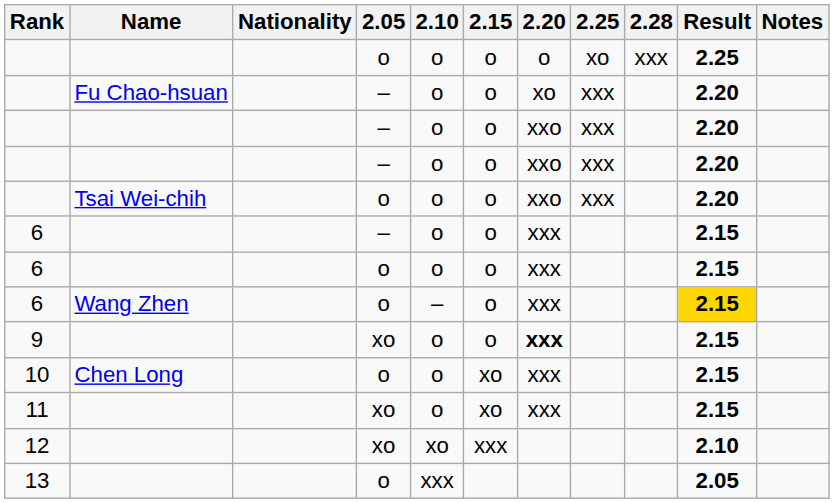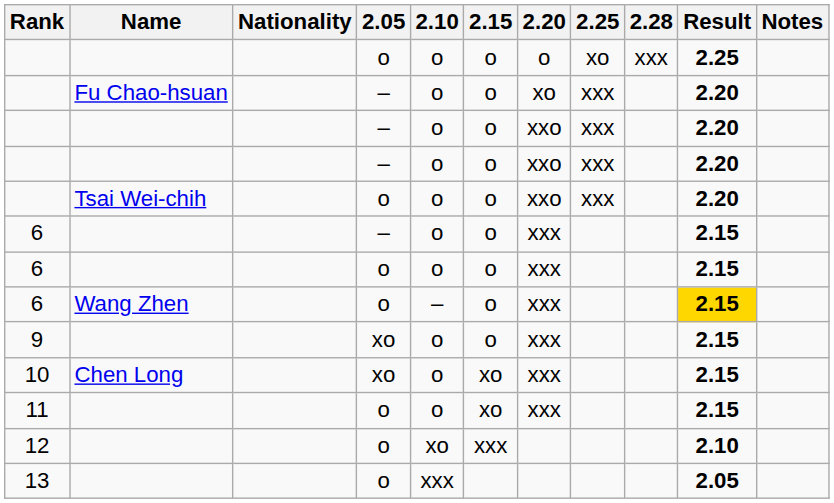(544, 339) bold -> (544, 339) normal
(384, 374) o -> (384, 374) xo
(384, 410) xo -> (384, 410) o
(384, 445) xo -> (384, 445) o
